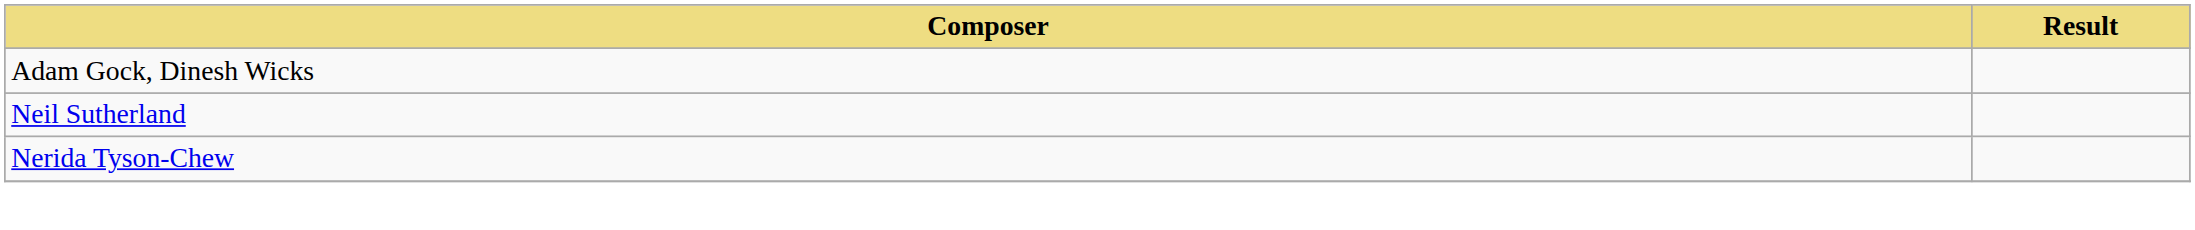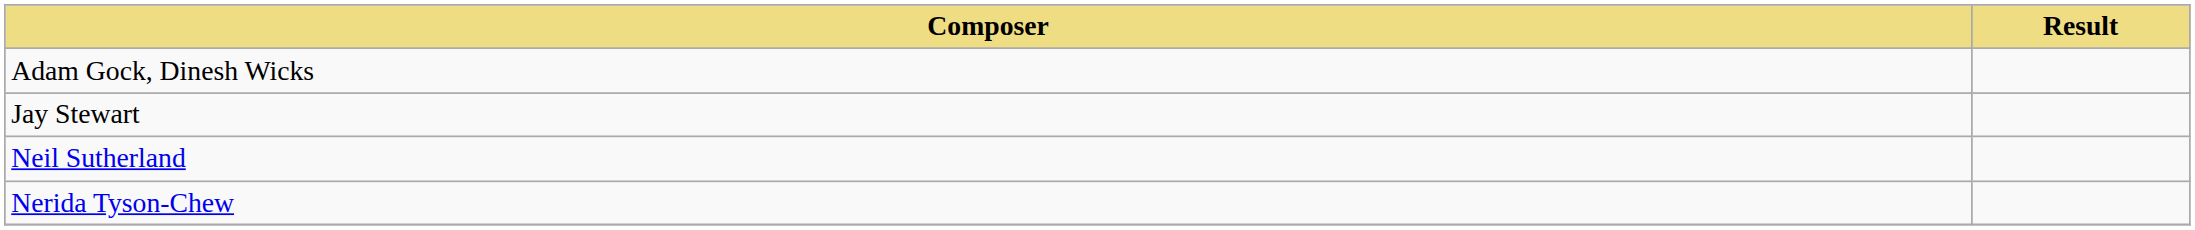+ row: (75, 114)
